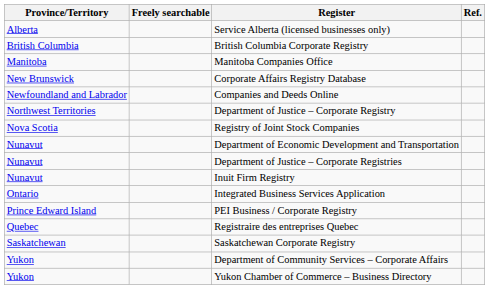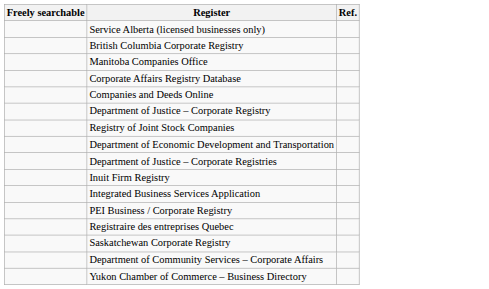- column: (67, 12)
